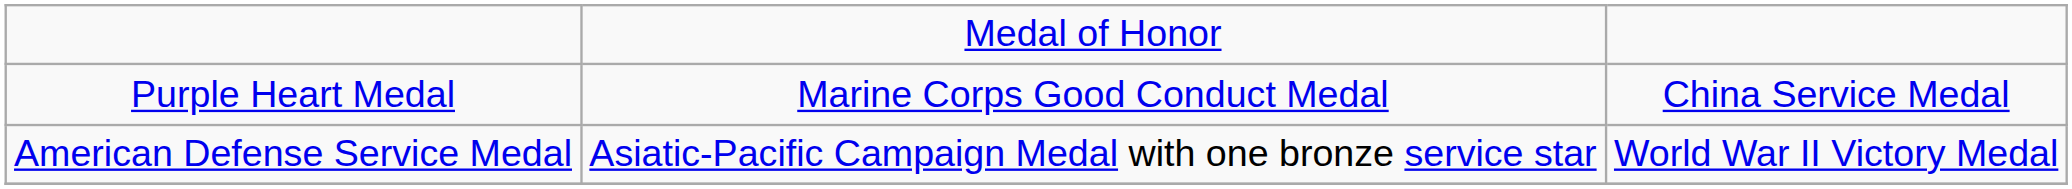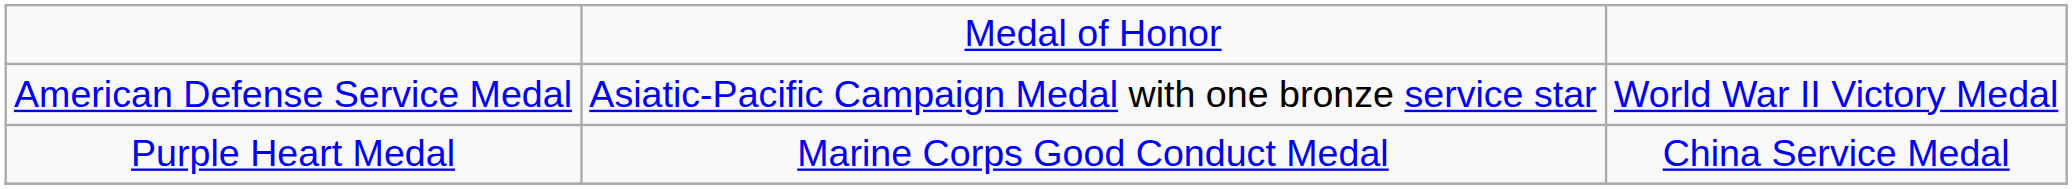rows swapped: (293, 93) <-> (293, 153)
